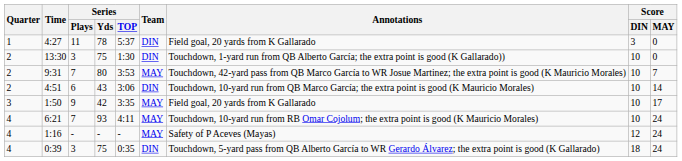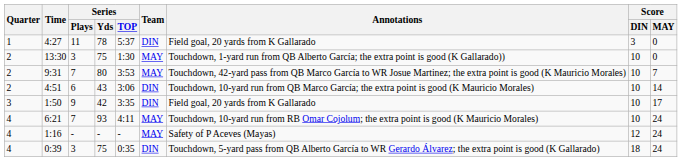(150, 57) DIN -> (152, 57) MAY
(152, 103) MAY -> (150, 103) DIN
